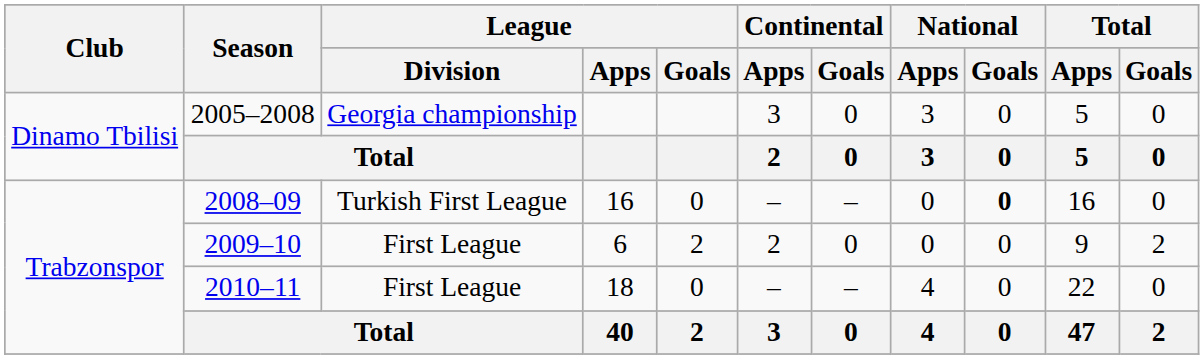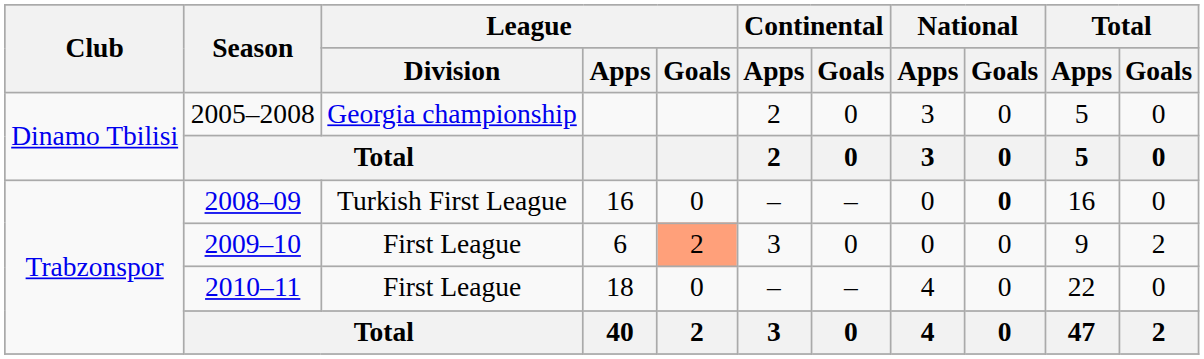(774, 113) 3 -> (774, 113) 2
(697, 244) no background -> (697, 244) lightsalmon background
(774, 244) 2 -> (774, 244) 3
